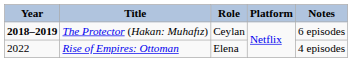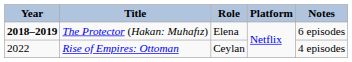(229, 31) Ceylan -> (226, 31) Elena
(226, 48) Elena -> (229, 48) Ceylan
